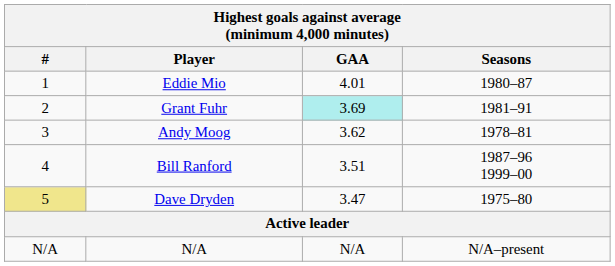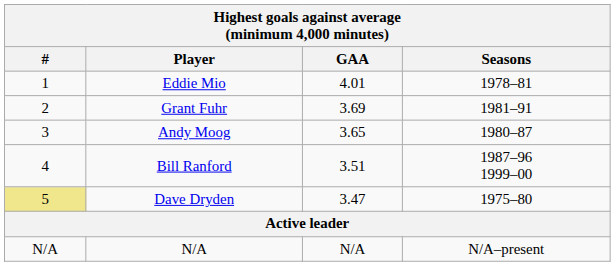(506, 83) 1980–87 -> (506, 83) 1978–81
(353, 108) paleturquoise background -> (353, 108) no background
(353, 132) 3.62 -> (353, 132) 3.65
(506, 132) 1978–81 -> (506, 132) 1980–87
